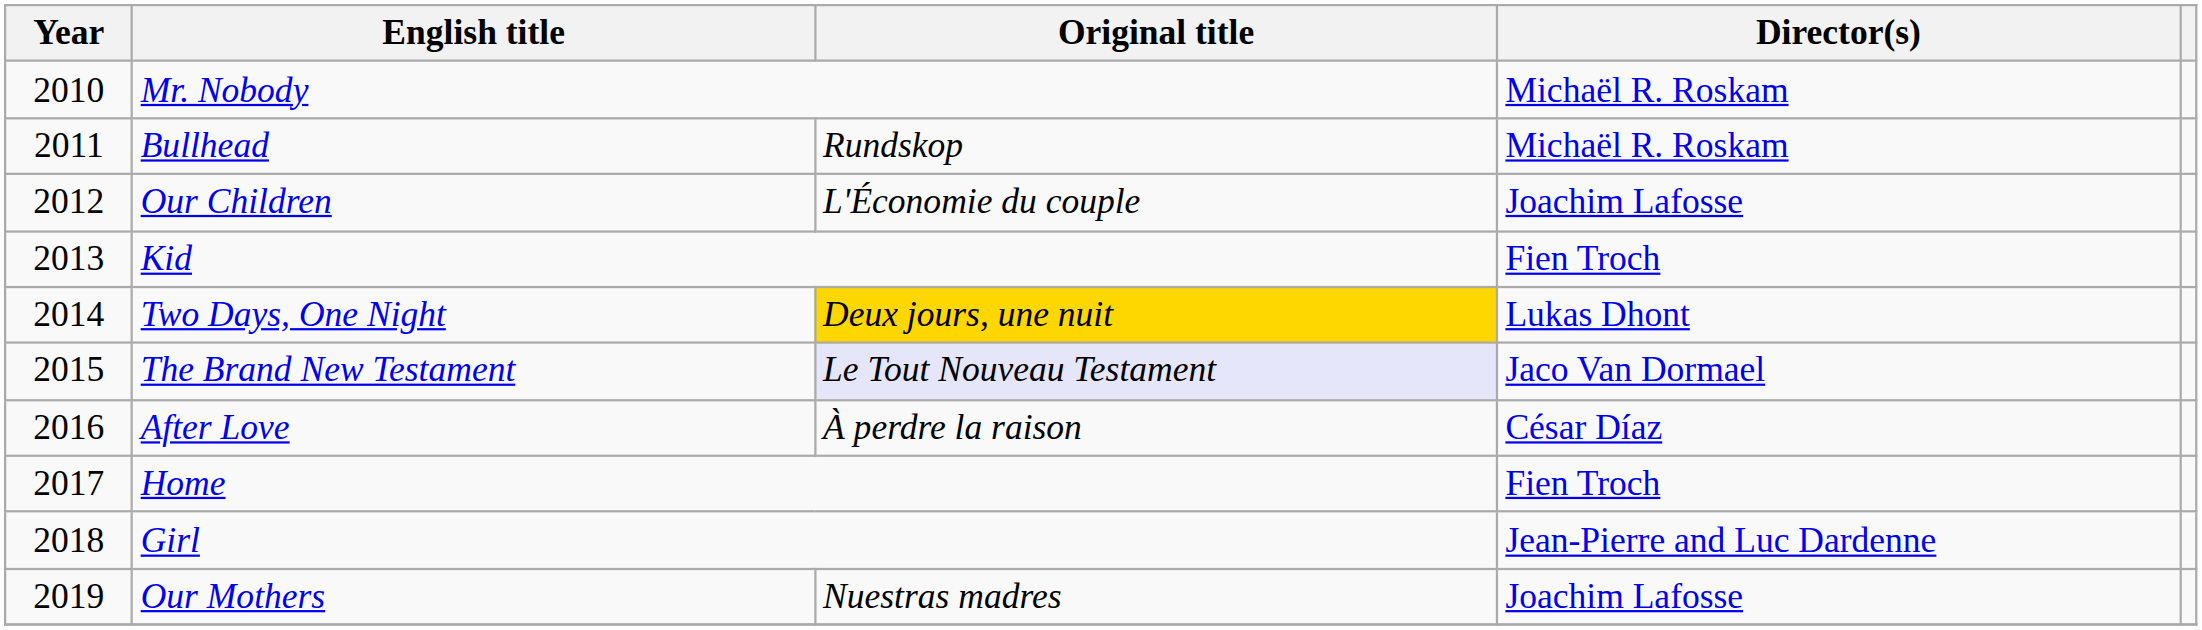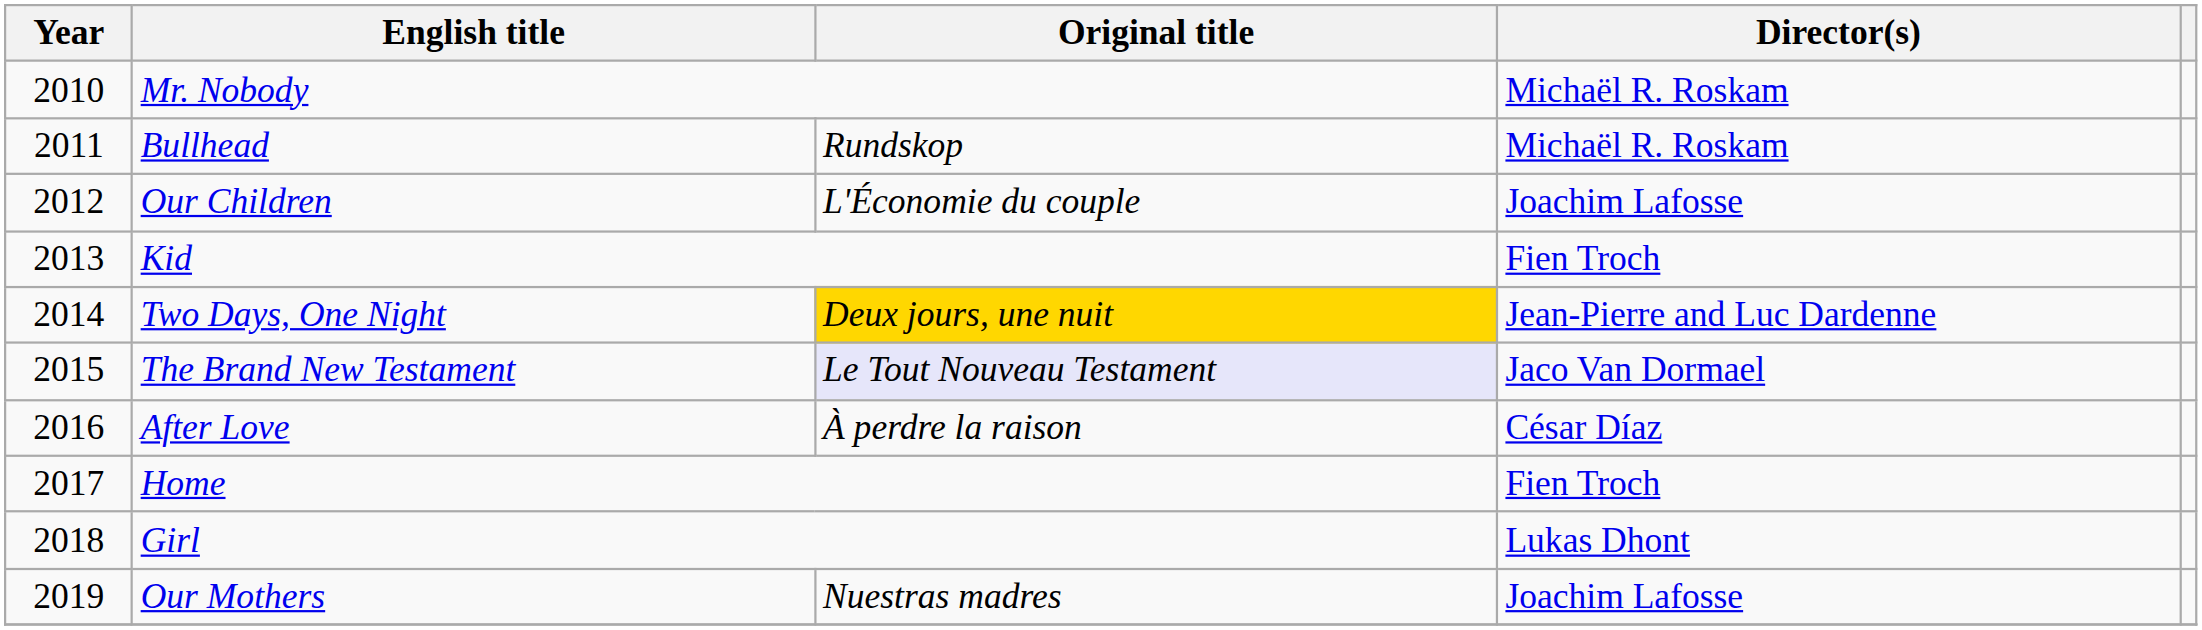(1598, 314) Lukas Dhont -> (1721, 314) Jean-Pierre and Luc Dardenne
(1721, 539) Jean-Pierre and Luc Dardenne -> (1598, 539) Lukas Dhont
